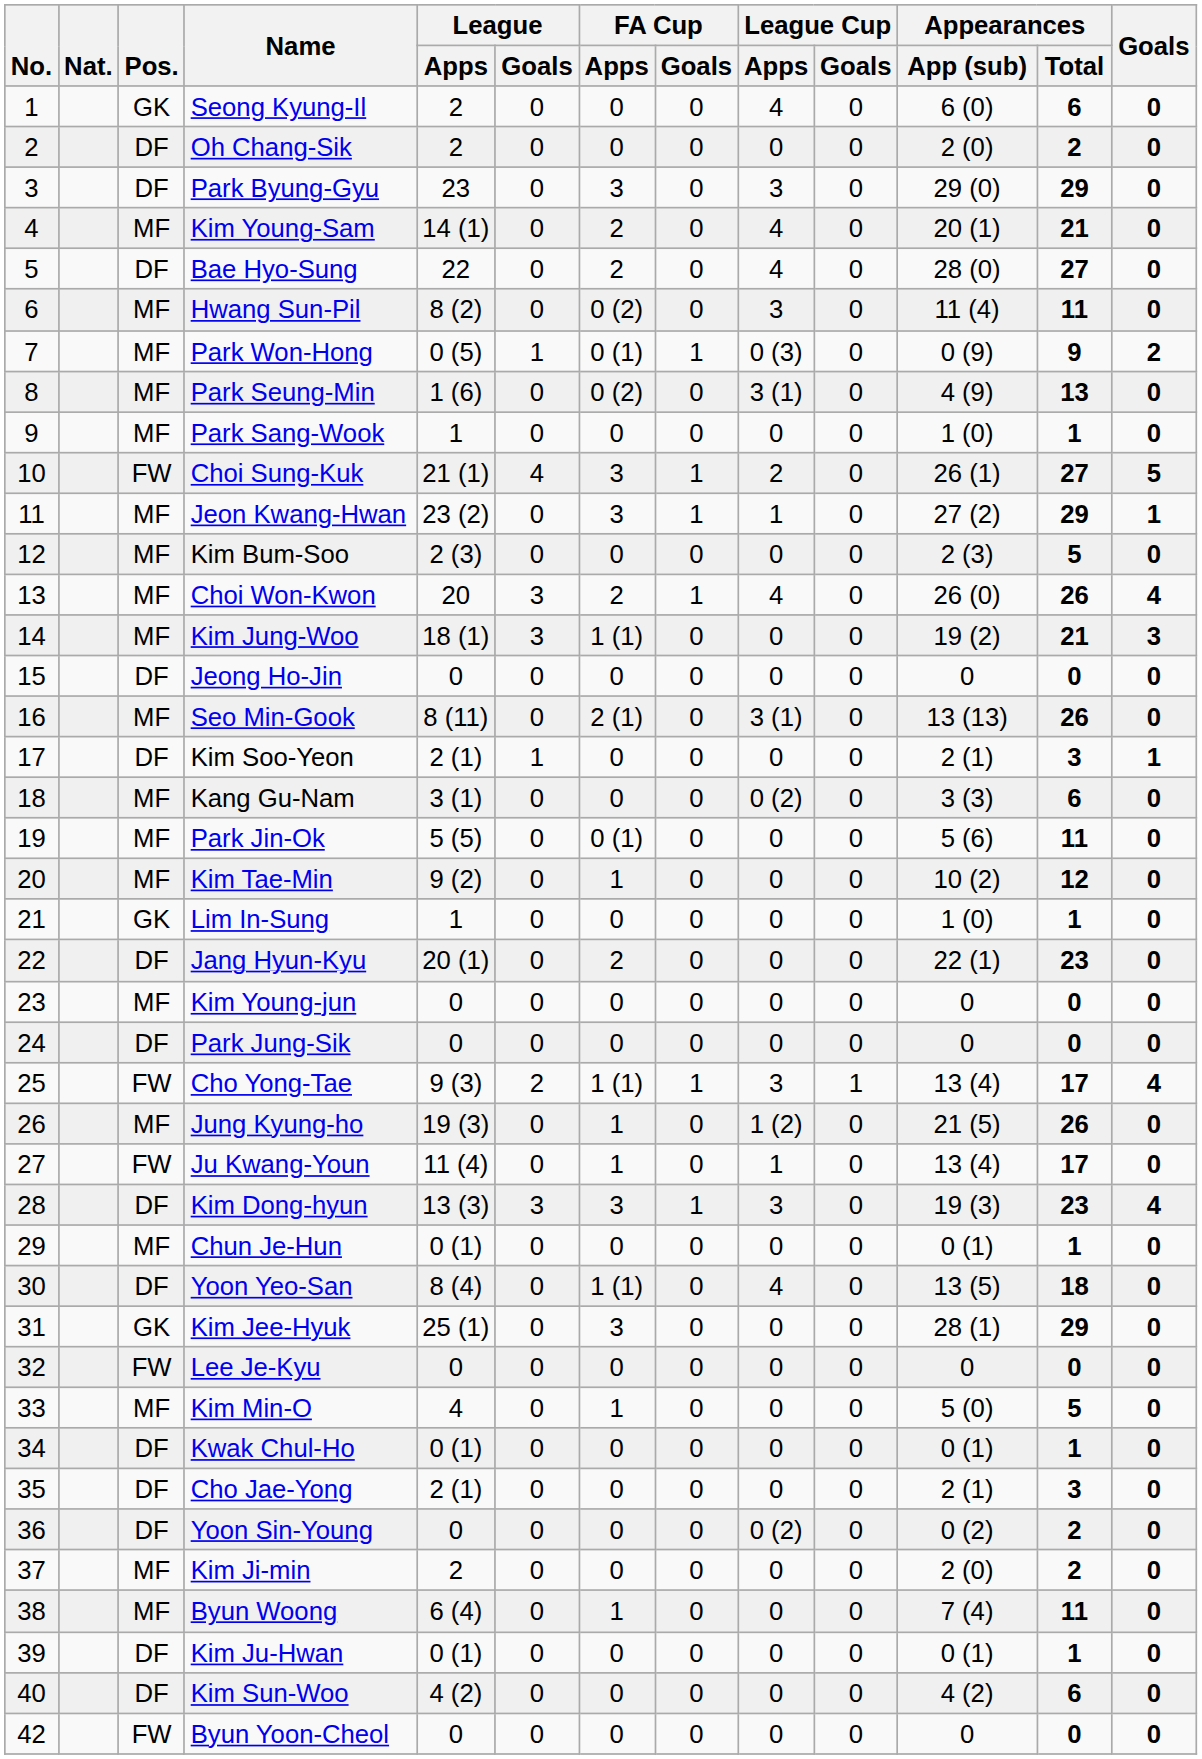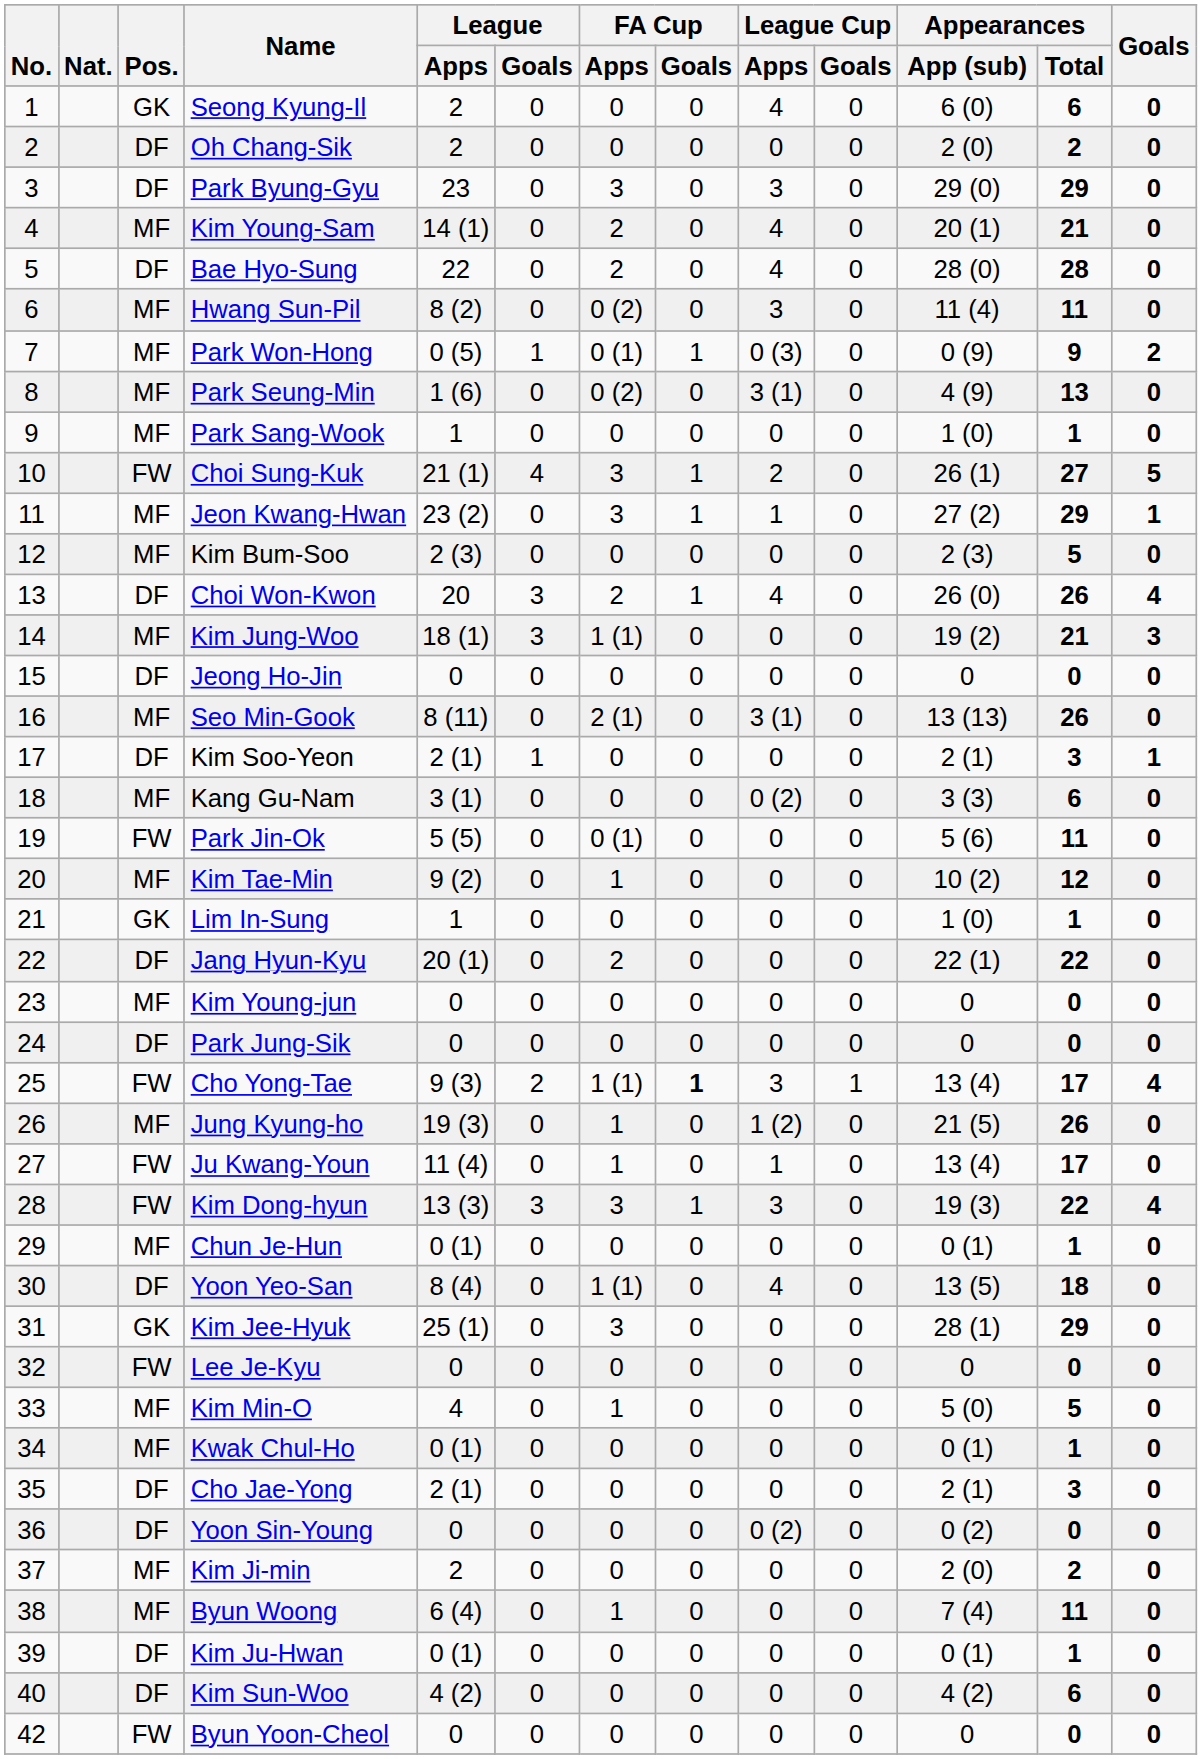(1074, 269) 27 -> (1074, 269) 28
(152, 595) MF -> (152, 595) DF
(152, 839) MF -> (152, 839) FW
(1074, 961) 23 -> (1074, 961) 22
(696, 1083) normal -> (696, 1083) bold
(152, 1205) DF -> (152, 1205) FW
(1074, 1205) 23 -> (1074, 1205) 22
(152, 1449) DF -> (152, 1449) MF
(1074, 1530) 2 -> (1074, 1530) 0
